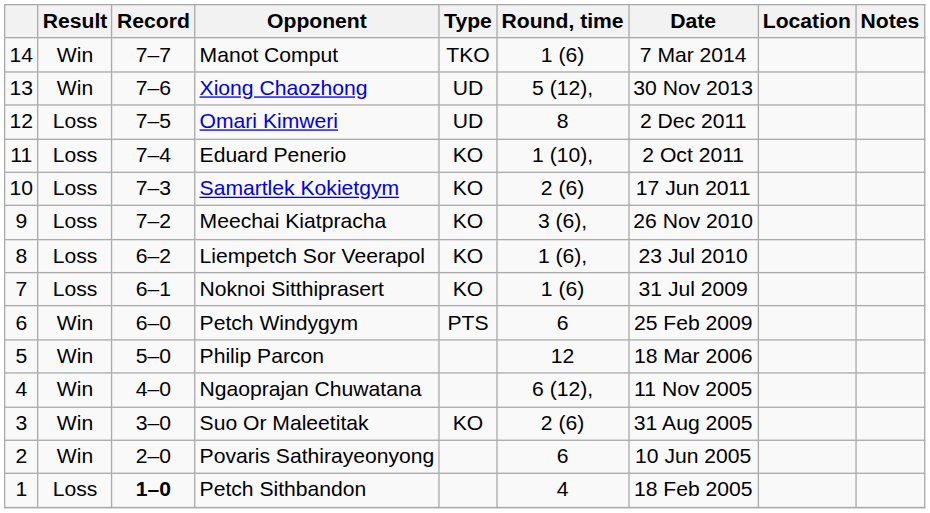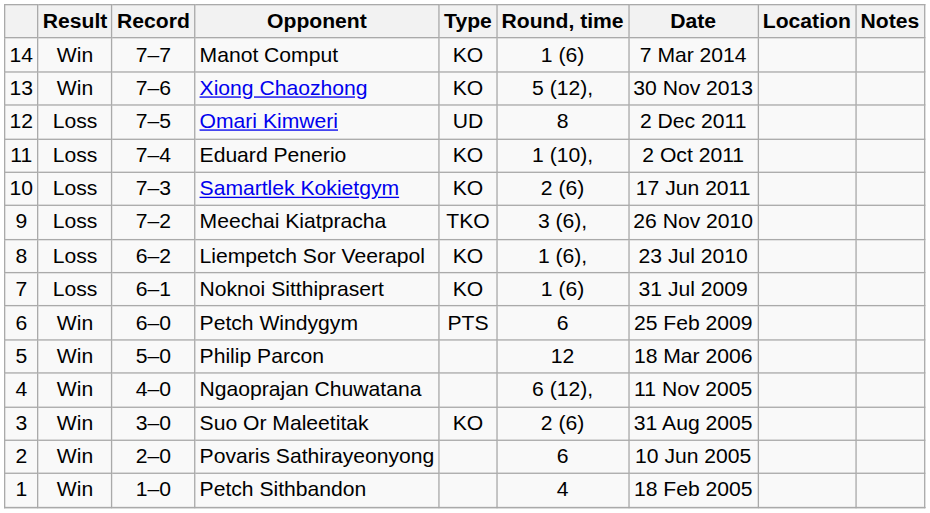(468, 54) TKO -> (468, 54) KO
(468, 88) UD -> (468, 88) KO
(468, 222) KO -> (468, 222) TKO
(75, 490) Loss -> (75, 490) Win
(153, 490) bold -> (153, 490) normal
